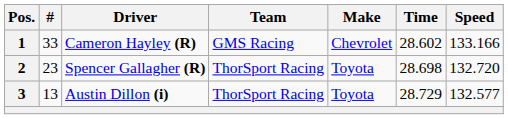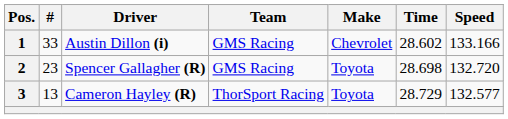(131, 43) Cameron Hayley (R) -> (117, 43) Austin Dillon (i)
(268, 68) ThorSport Racing -> (253, 68) GMS Racing
(117, 94) Austin Dillon (i) -> (131, 94) Cameron Hayley (R)
